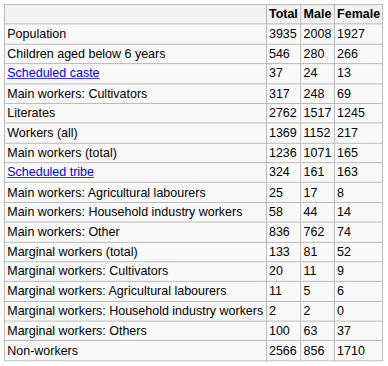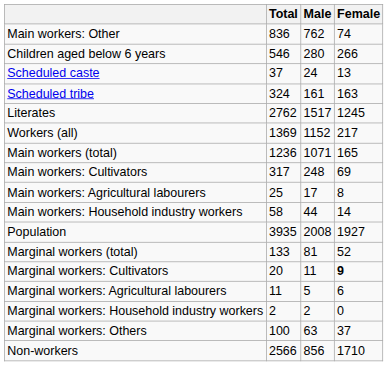rows swapped: (37, 34) <-> (63, 232)
rows swapped: (51, 172) <-> (77, 93)
(341, 271) normal -> (341, 271) bold
